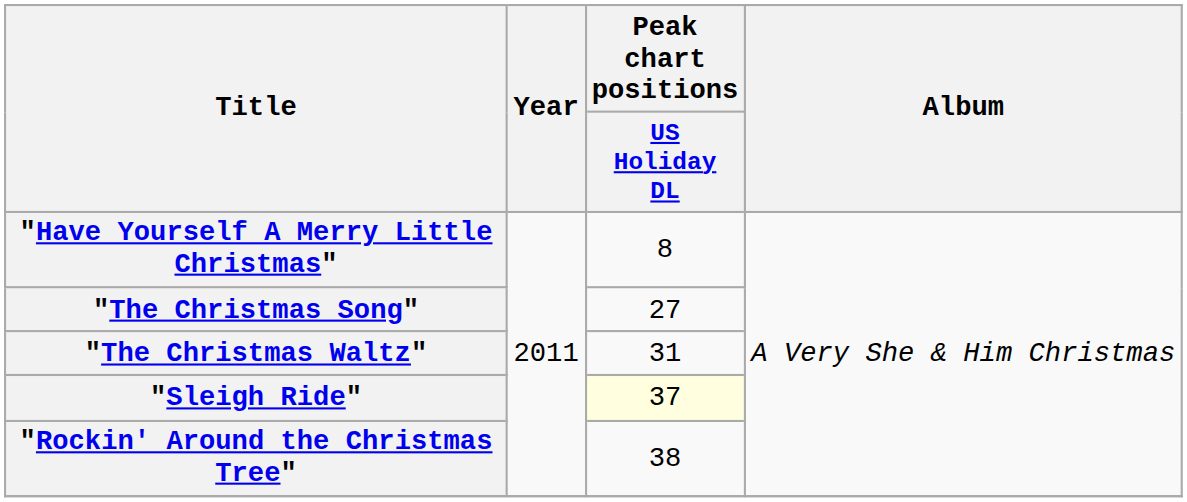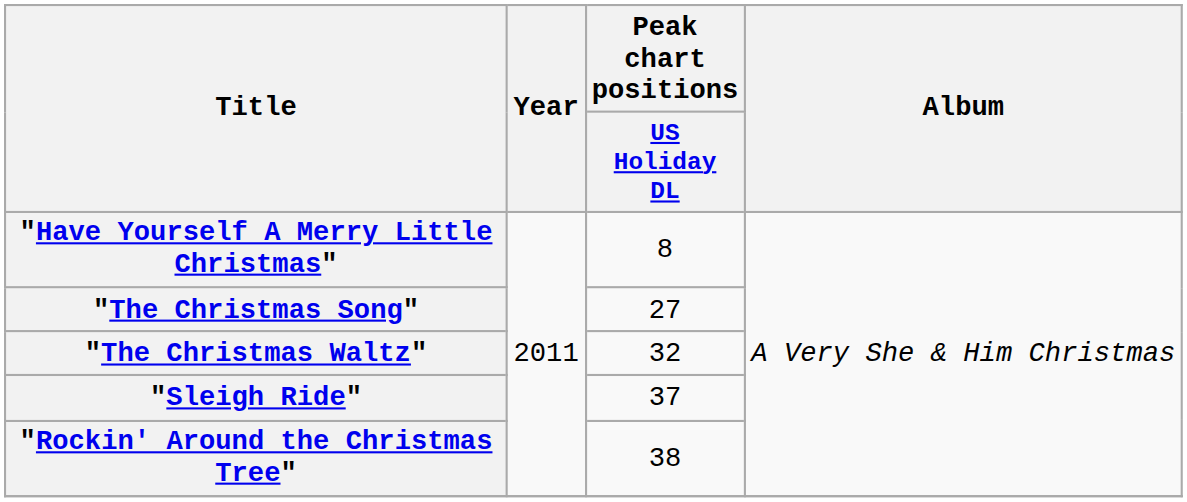(665, 354) 31 -> (665, 354) 32
(665, 398) lightyellow background -> (665, 398) no background
